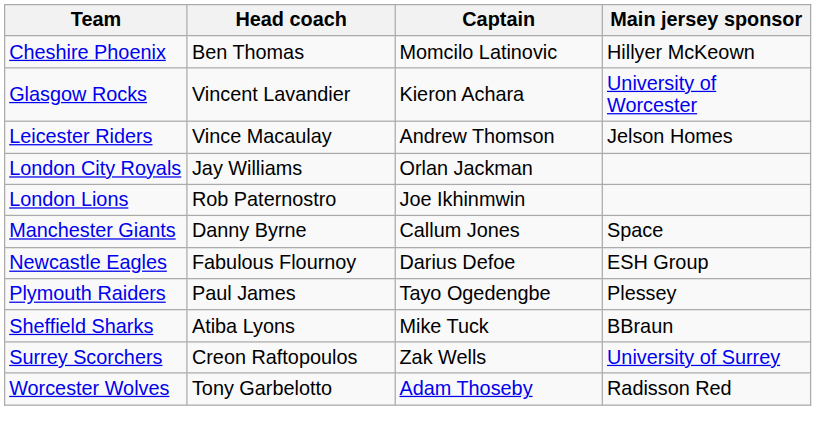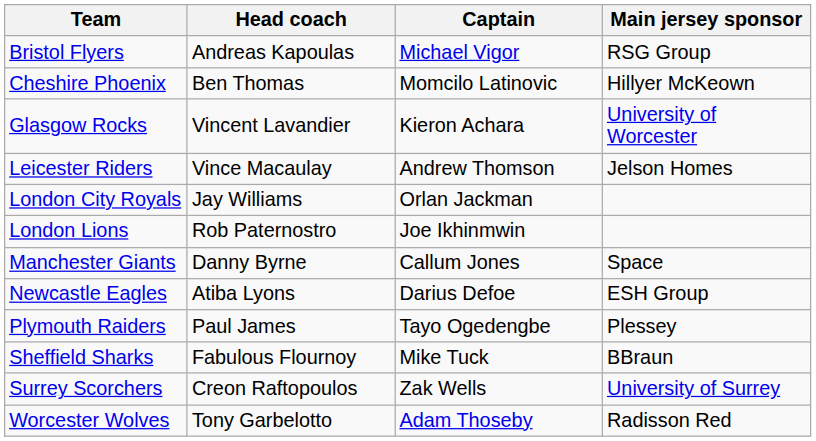+ row: (67, 51)
(274, 262) Fabulous Flournoy -> (243, 294) Atiba Lyons
(243, 325) Atiba Lyons -> (274, 357) Fabulous Flournoy
